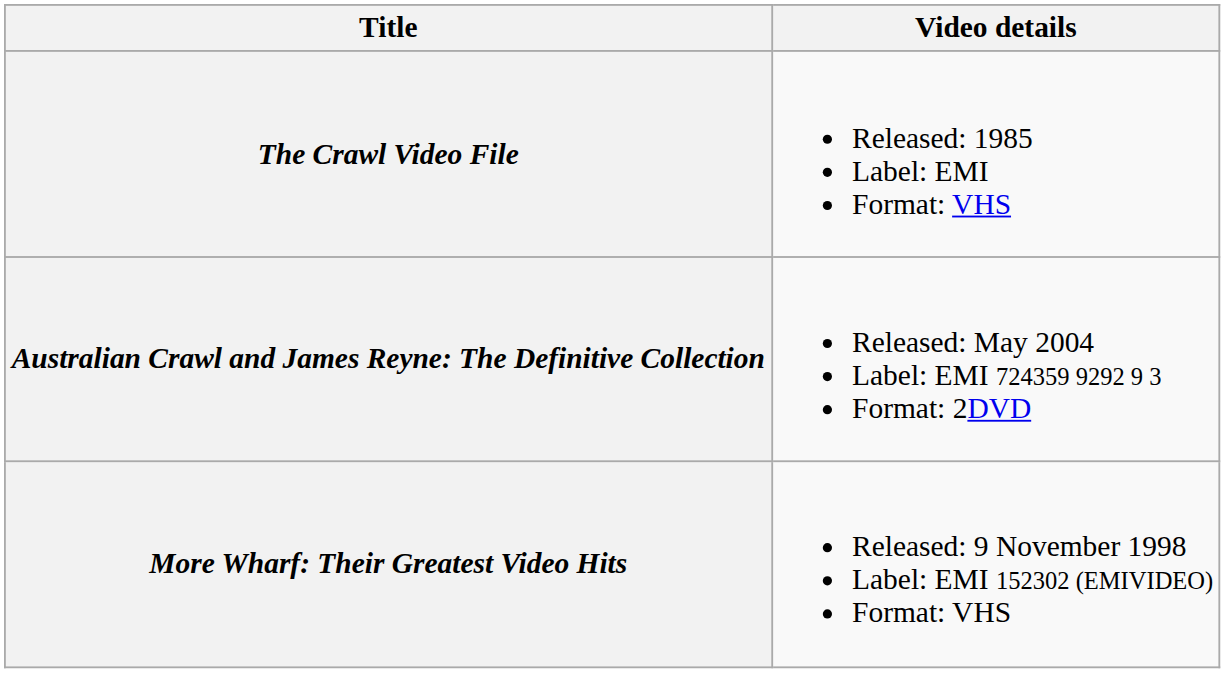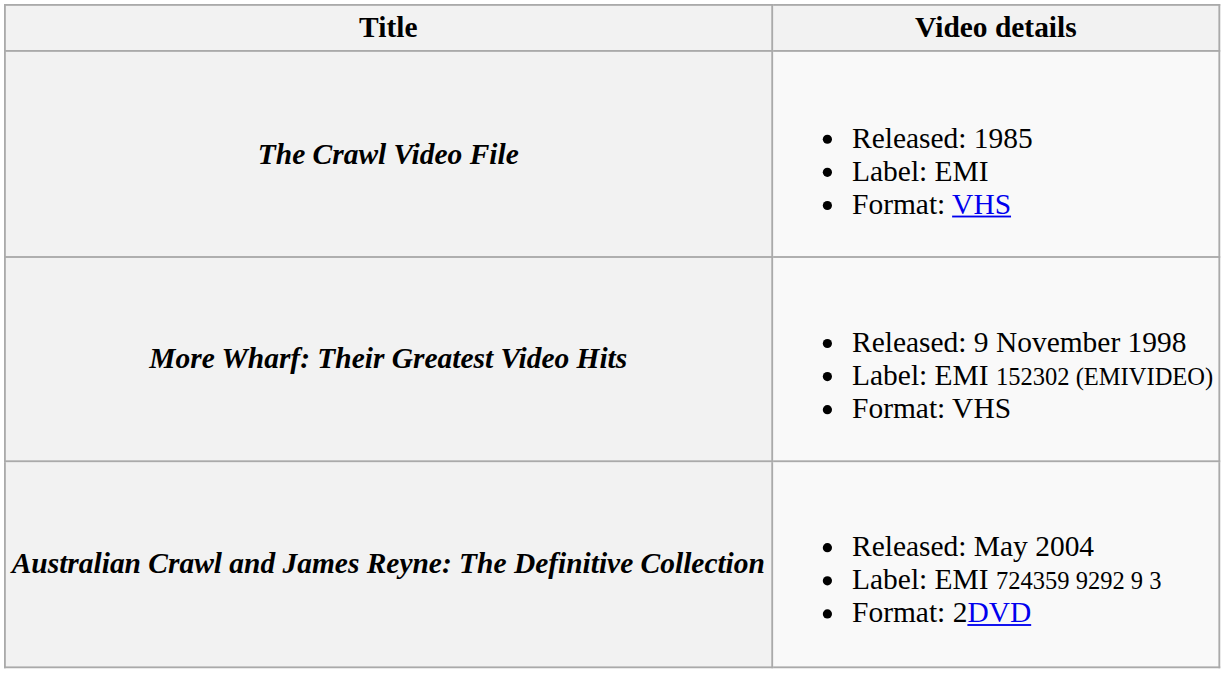rows swapped: (388, 563) <-> (388, 358)
